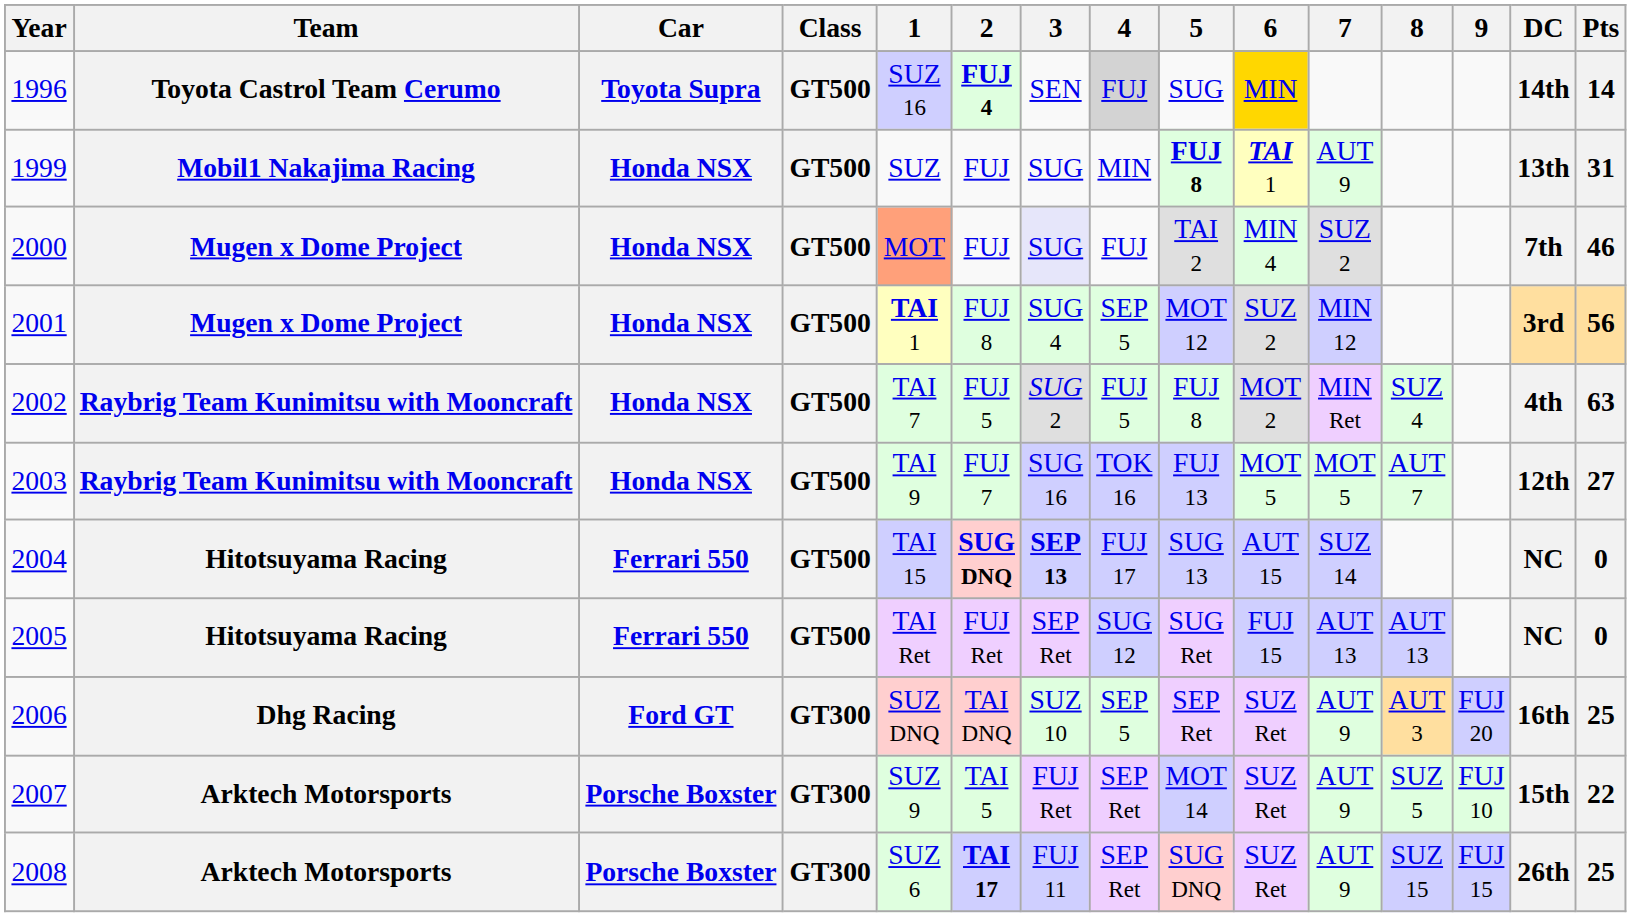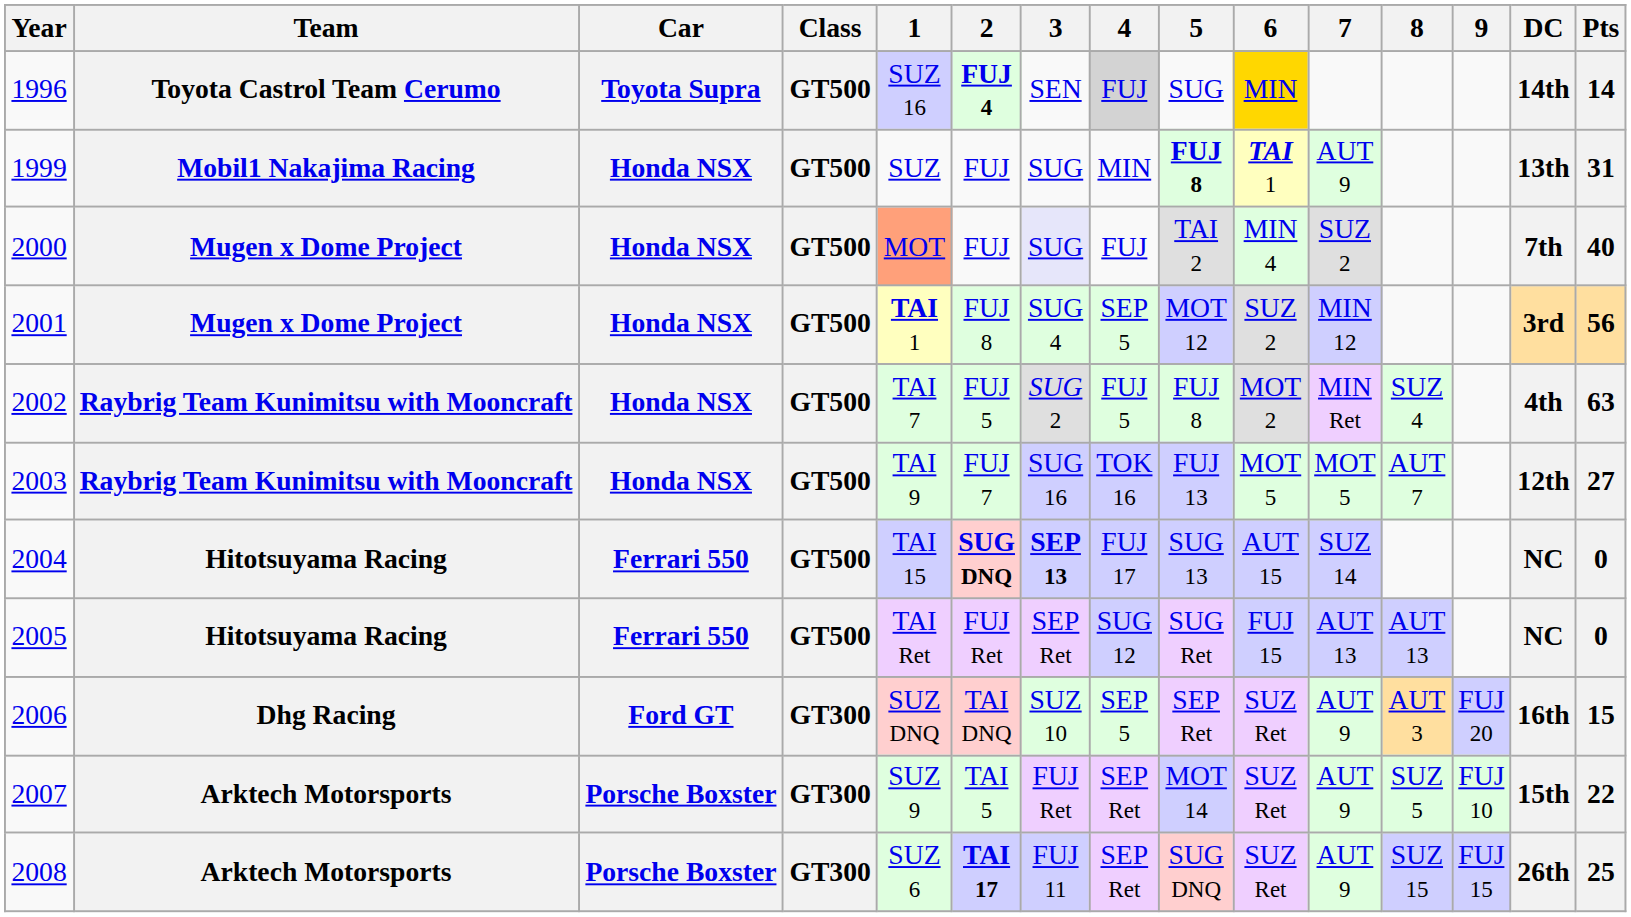(1601, 246) 46 -> (1601, 246) 40
(1601, 715) 25 -> (1601, 715) 15
